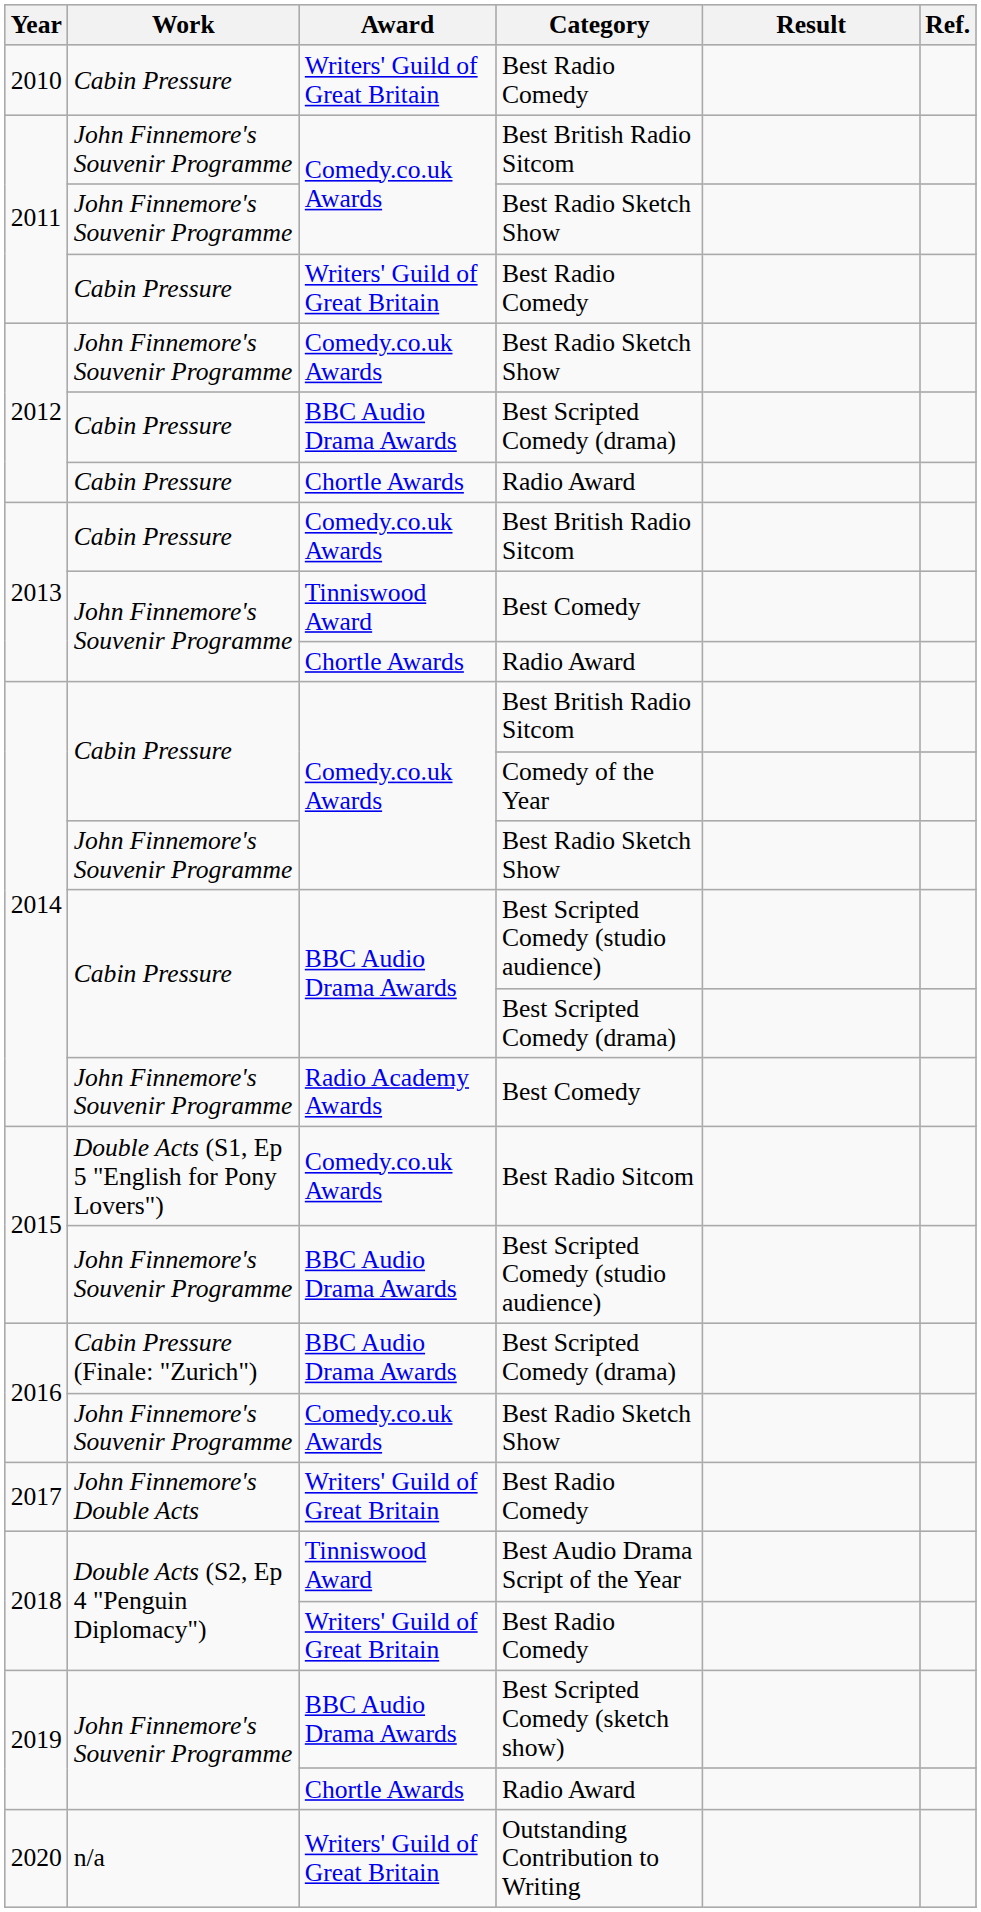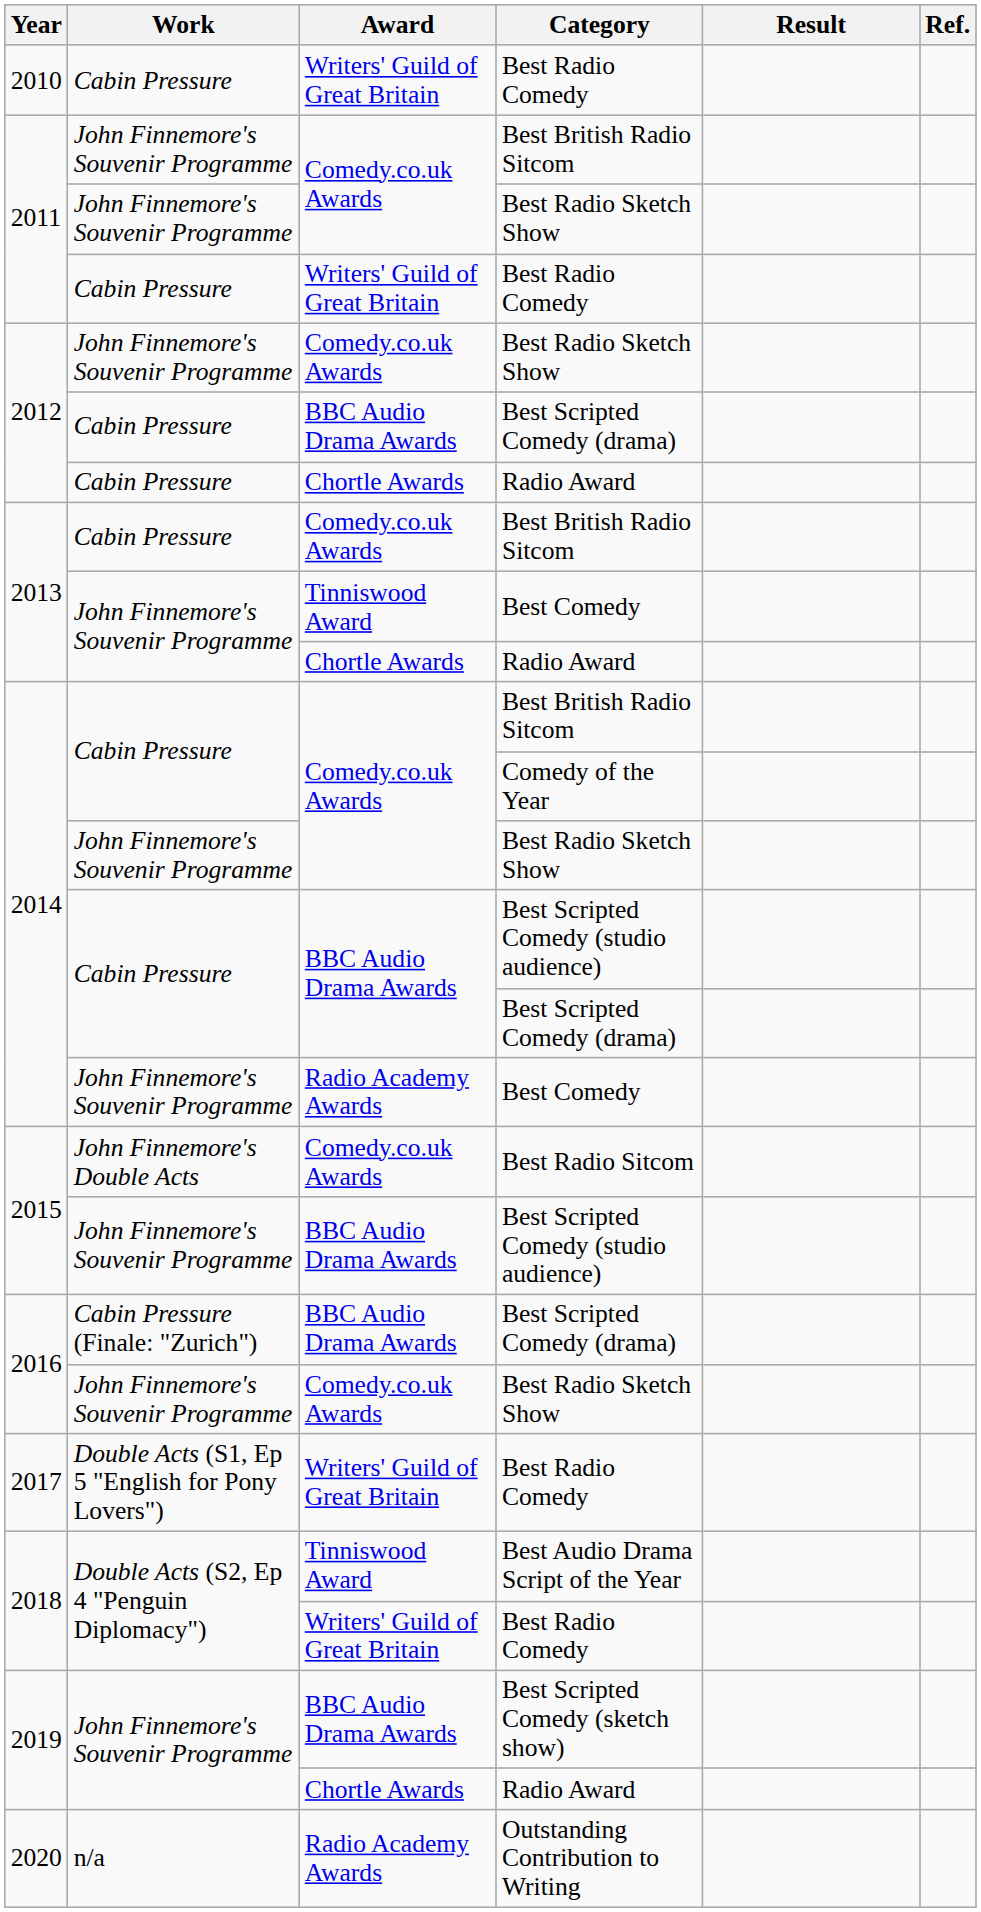(178, 1175) Double Acts (S1, Ep 5 "English for Pony Lovers") -> (165, 1161) John Finnemore's Double Acts
(165, 1496) John Finnemore's Double Acts -> (178, 1482) Double Acts (S1, Ep 5 "English for Pony Lovers")
(391, 1858) Writers' Guild of Great Britain -> (387, 1858) Radio Academy Awards
